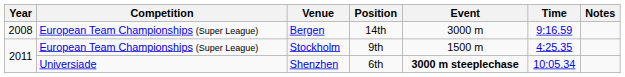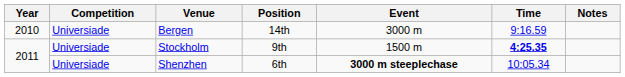(21, 30) 2008 -> (27, 30) 2010
(149, 30) European Team Championships (Super League) -> (81, 30) Universiade
(149, 47) European Team Championships (Super League) -> (81, 47) Universiade
(554, 47) normal -> (528, 47) bold
